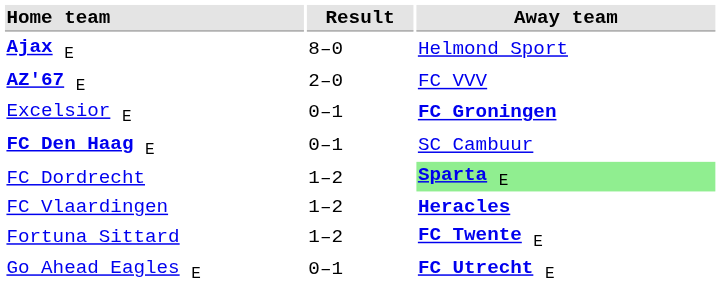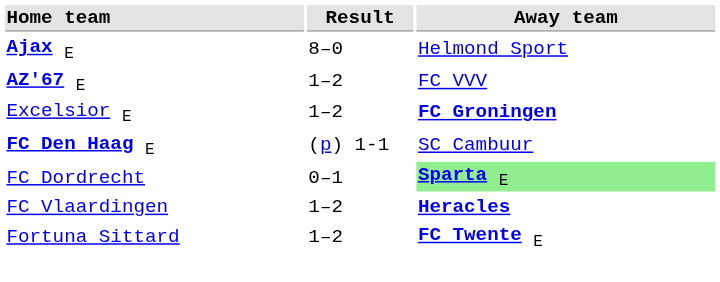(326, 81) 2–0 -> (326, 81) 1–2
(326, 113) 0–1 -> (326, 113) 1–2
(326, 145) 0–1 -> (349, 145) (p) 1-1
(326, 177) 1–2 -> (326, 177) 0–1
- row: (104, 269)
